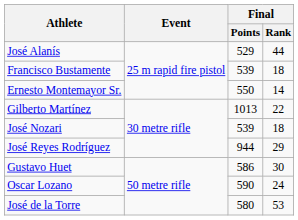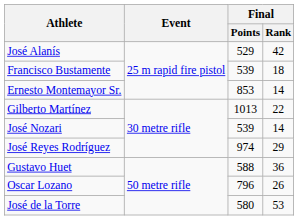(278, 51) 44 -> (278, 51) 42
(245, 90) 550 -> (245, 90) 853
(278, 128) 18 -> (278, 128) 14
(245, 148) 944 -> (245, 148) 974
(245, 167) 586 -> (245, 167) 588
(278, 167) 30 -> (278, 167) 36
(245, 186) 590 -> (245, 186) 796
(278, 186) 24 -> (278, 186) 26
